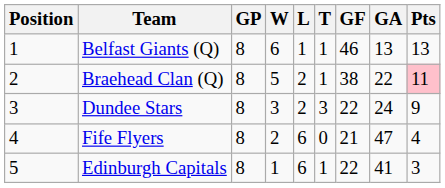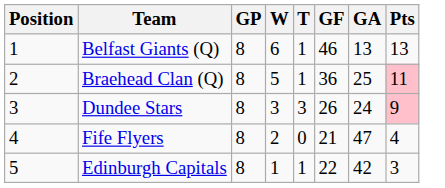- column: (304, 19)
(349, 78) 38 -> (328, 78) 36
(384, 78) 22 -> (362, 78) 25
(349, 108) 22 -> (328, 108) 26
(416, 108) no background -> (394, 108) pink background
(384, 167) 41 -> (362, 167) 42
